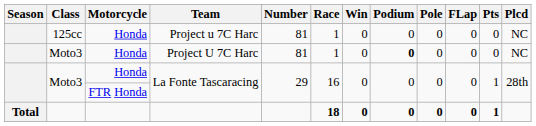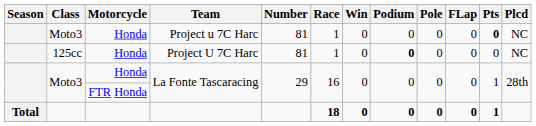(67, 33) 125cc -> (66, 33) Moto3
(496, 33) normal -> (496, 33) bold
(66, 53) Moto3 -> (67, 53) 125cc
